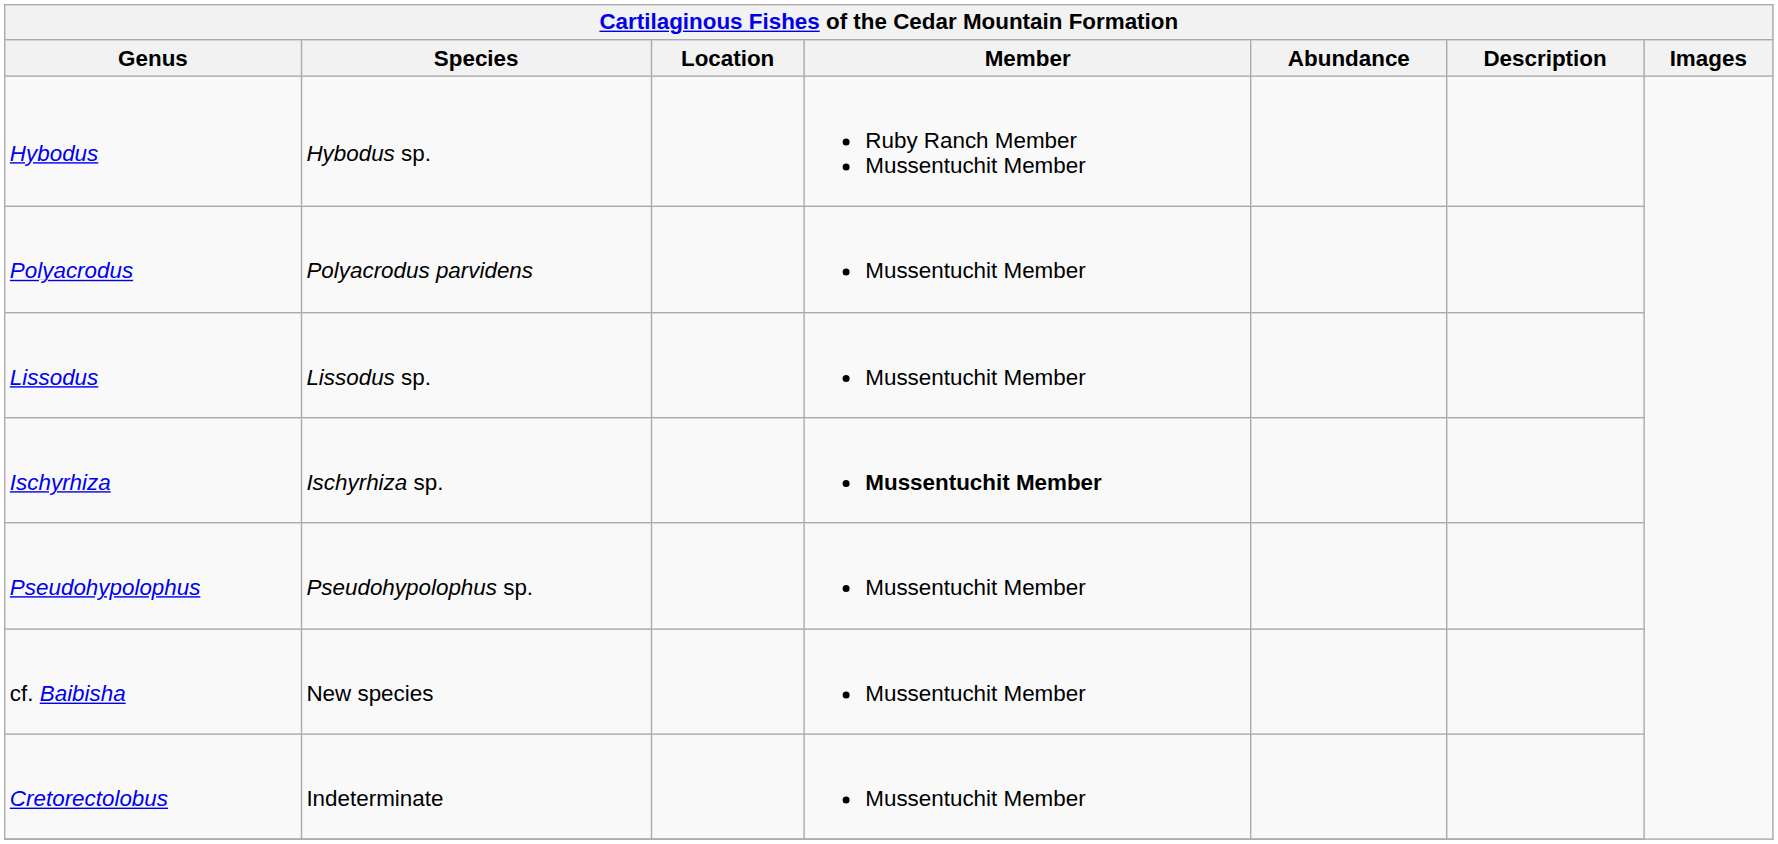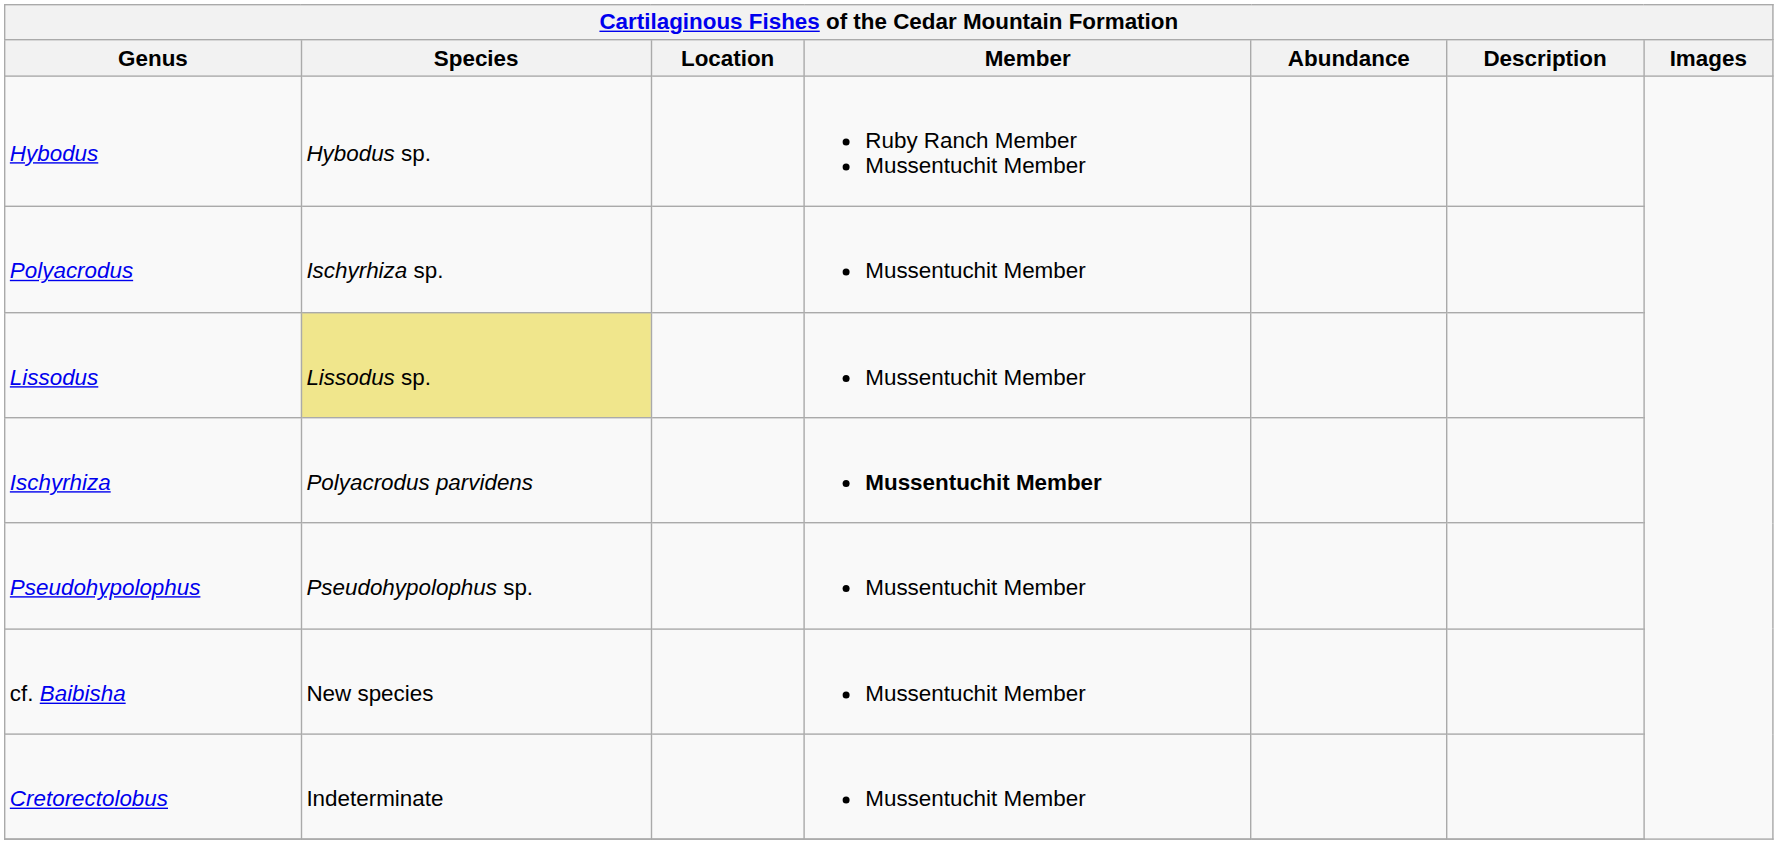(420, 271) Polyacrodus parvidens -> (375, 271) Ischyrhiza sp.
(369, 377) no background -> (369, 377) khaki background
(375, 482) Ischyrhiza sp. -> (420, 482) Polyacrodus parvidens
